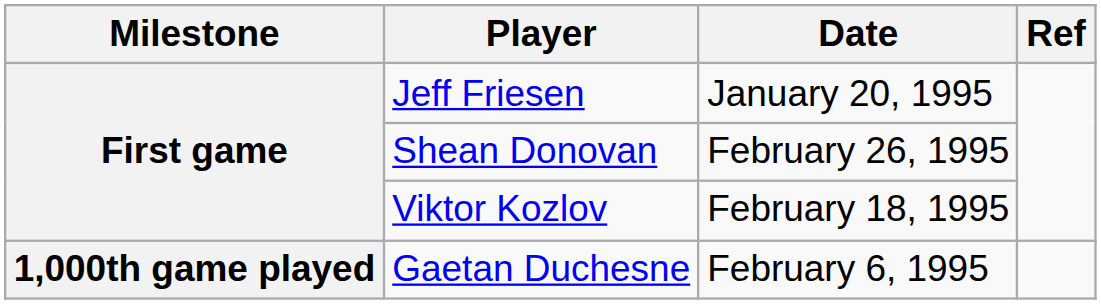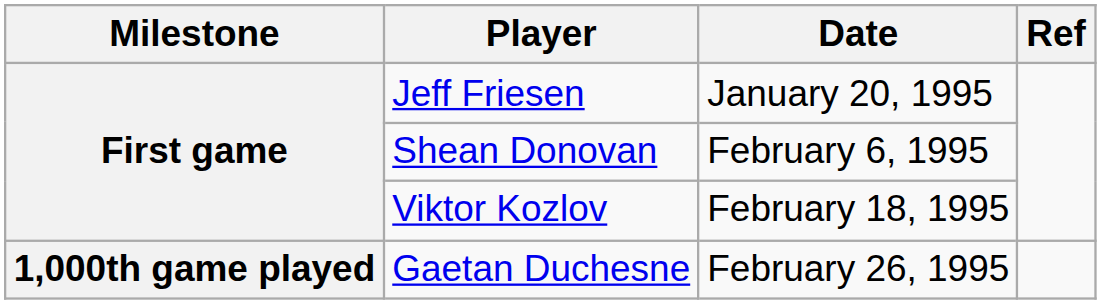(858, 151) February 26, 1995 -> (848, 151) February 6, 1995
(848, 268) February 6, 1995 -> (858, 268) February 26, 1995
